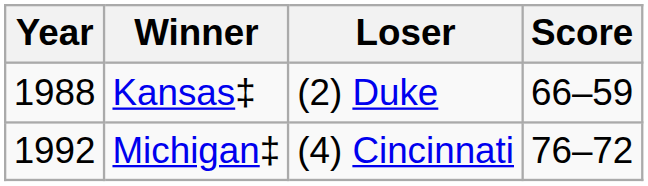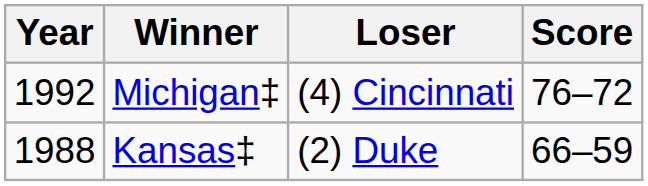rows swapped: (184, 92) <-> (196, 150)
